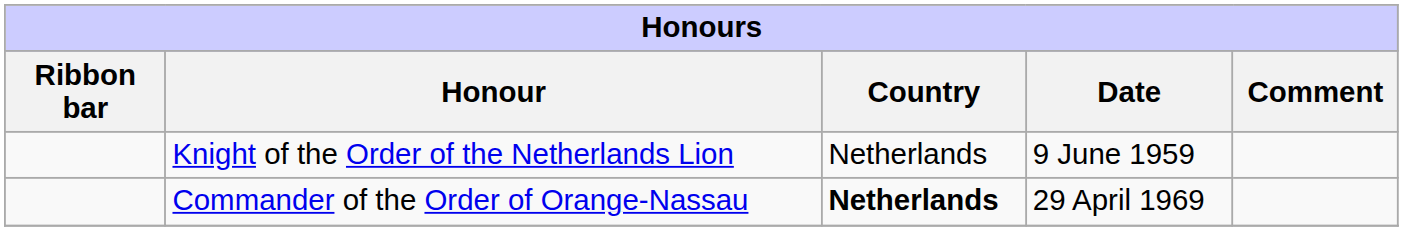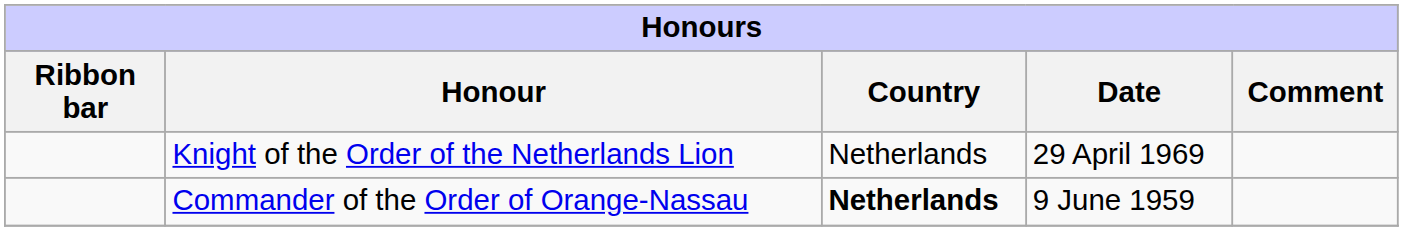(1114, 154) 9 June 1959 -> (1119, 154) 29 April 1969
(1119, 201) 29 April 1969 -> (1114, 201) 9 June 1959
